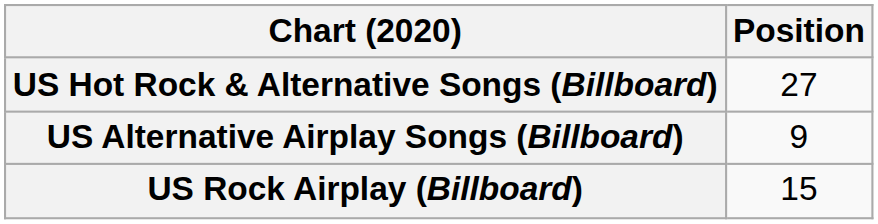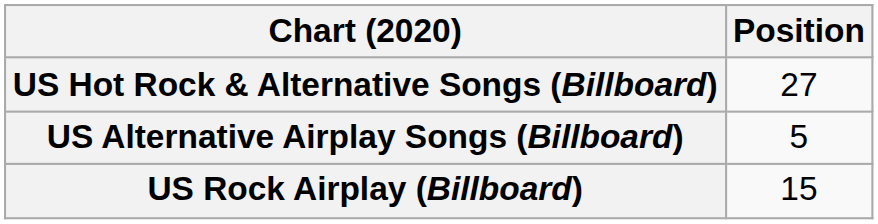(799, 137) 9 -> (799, 137) 5
